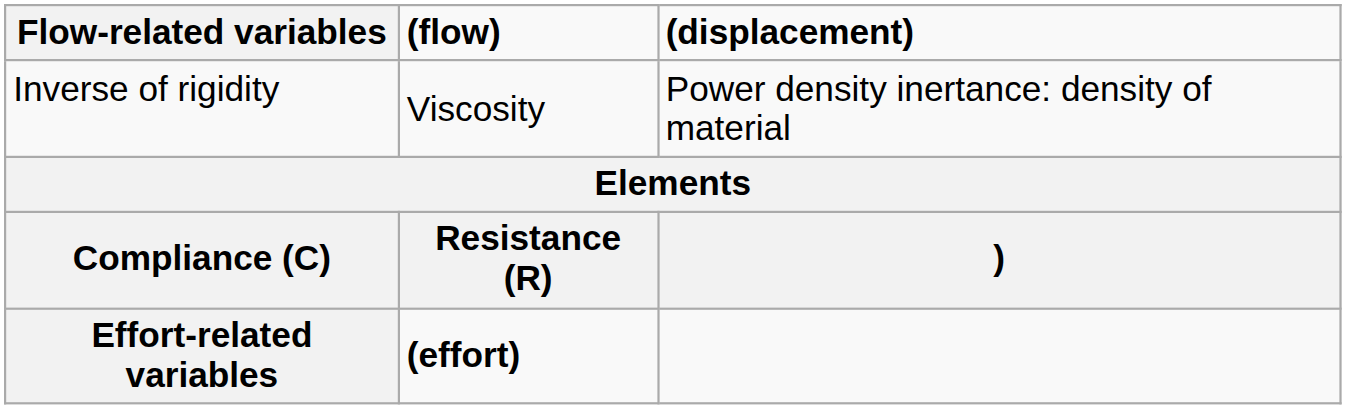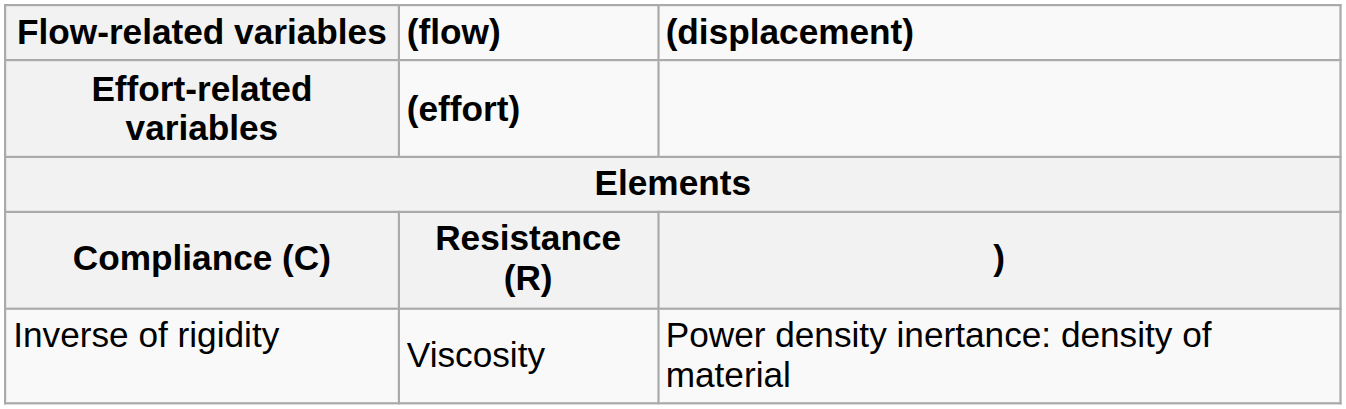rows swapped: (202, 354) <-> (146, 88)
